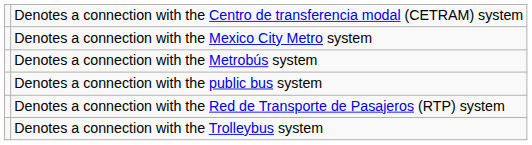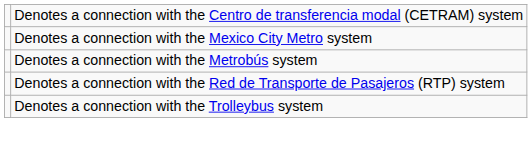- row: (168, 83)
